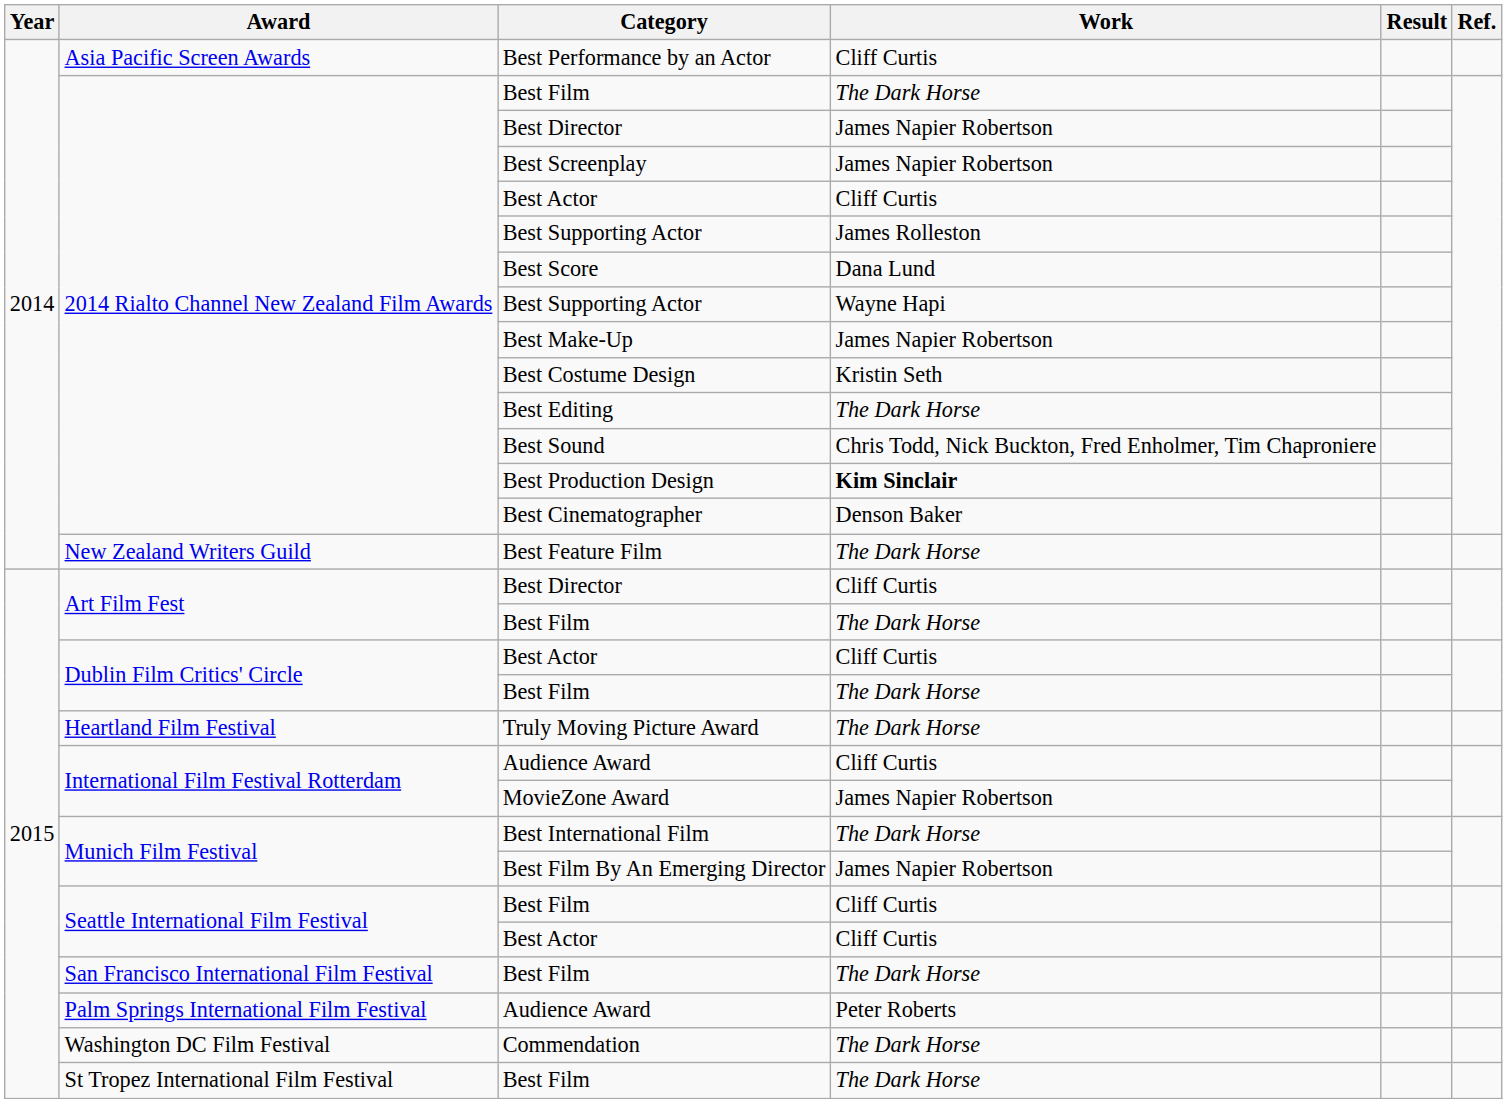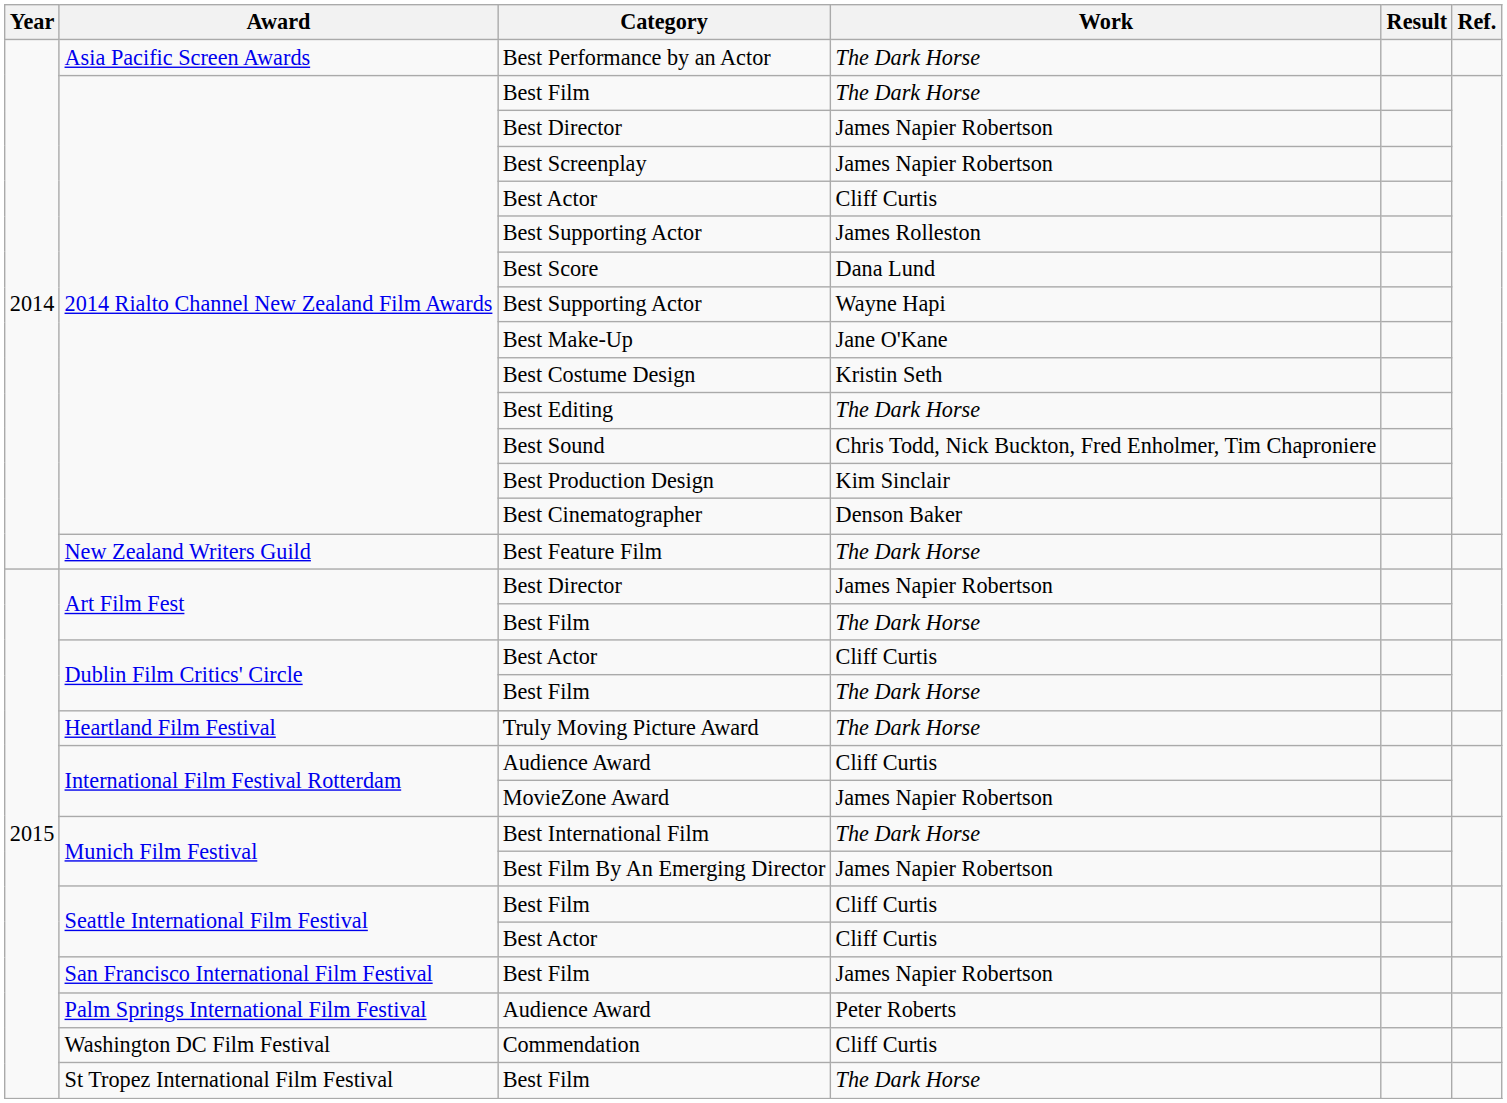(886, 57) Cliff Curtis -> (908, 57) The Dark Horse
(944, 339) James Napier Robertson -> (892, 339) Jane O'Kane
(896, 480) bold -> (893, 480) normal
(886, 586) Cliff Curtis -> (944, 586) James Napier Robertson
(908, 974) The Dark Horse -> (944, 974) James Napier Robertson
(908, 1045) The Dark Horse -> (886, 1045) Cliff Curtis
